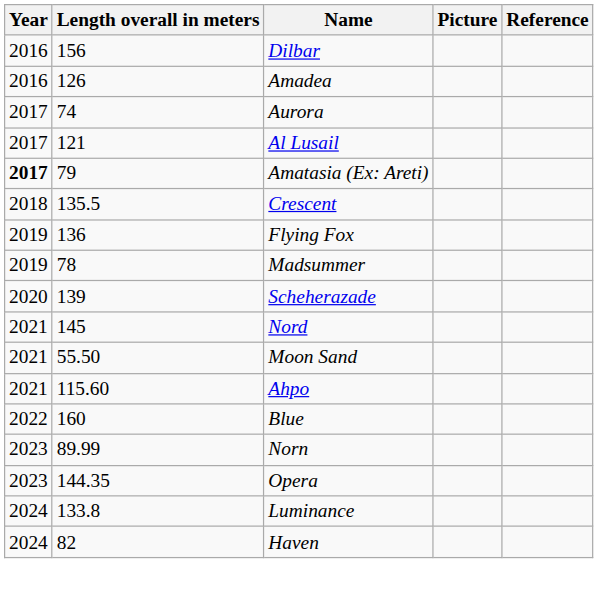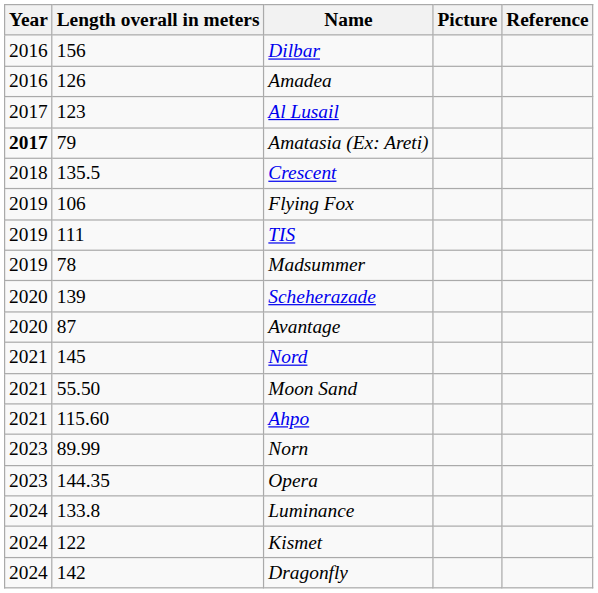- row: (296, 111)
(71, 142) 121 -> (71, 111) 123
(71, 234) 136 -> (71, 204) 106
+ row: (282, 234)
+ row: (304, 326)
- row: (286, 419)
+ row: (295, 541)
- row: (294, 541)
+ row: (308, 572)
